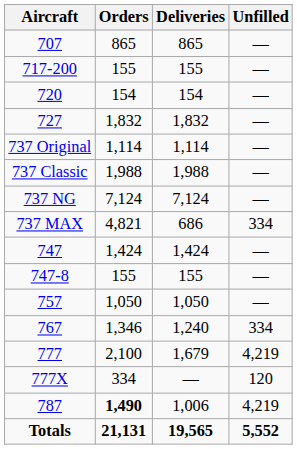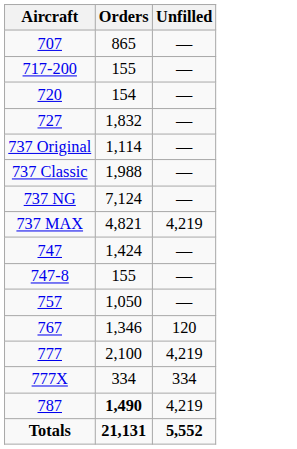- column: (191, 17)
(261, 224) 334 -> (184, 224) 4,219
(261, 328) 334 -> (184, 328) 120
(261, 379) 120 -> (184, 379) 334
